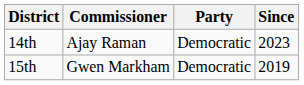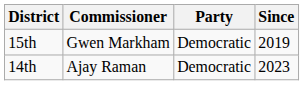rows swapped: (22, 42) <-> (22, 67)
